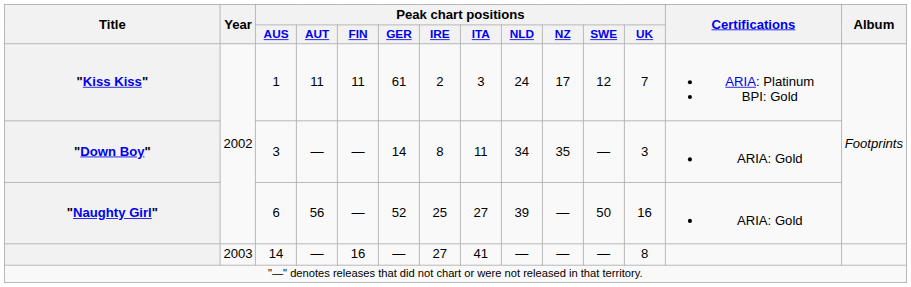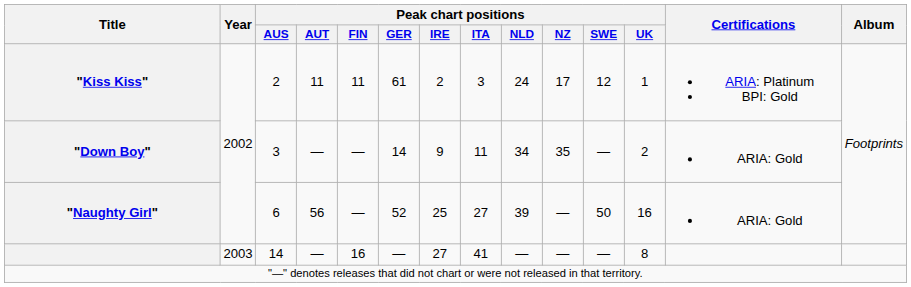(276, 82) 1 -> (276, 82) 2
(645, 82) 7 -> (645, 82) 1
(440, 151) 8 -> (440, 151) 9
(645, 151) 3 -> (645, 151) 2
